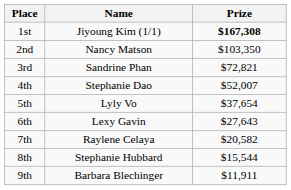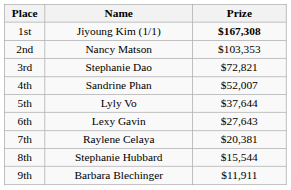(239, 49) $103,350 -> (239, 49) $103,353
(119, 67) Sandrine Phan -> (119, 67) Stephanie Dao
(119, 85) Stephanie Dao -> (119, 85) Sandrine Phan
(239, 103) $37,654 -> (239, 103) $37,644
(239, 139) $20,582 -> (239, 139) $20,381
